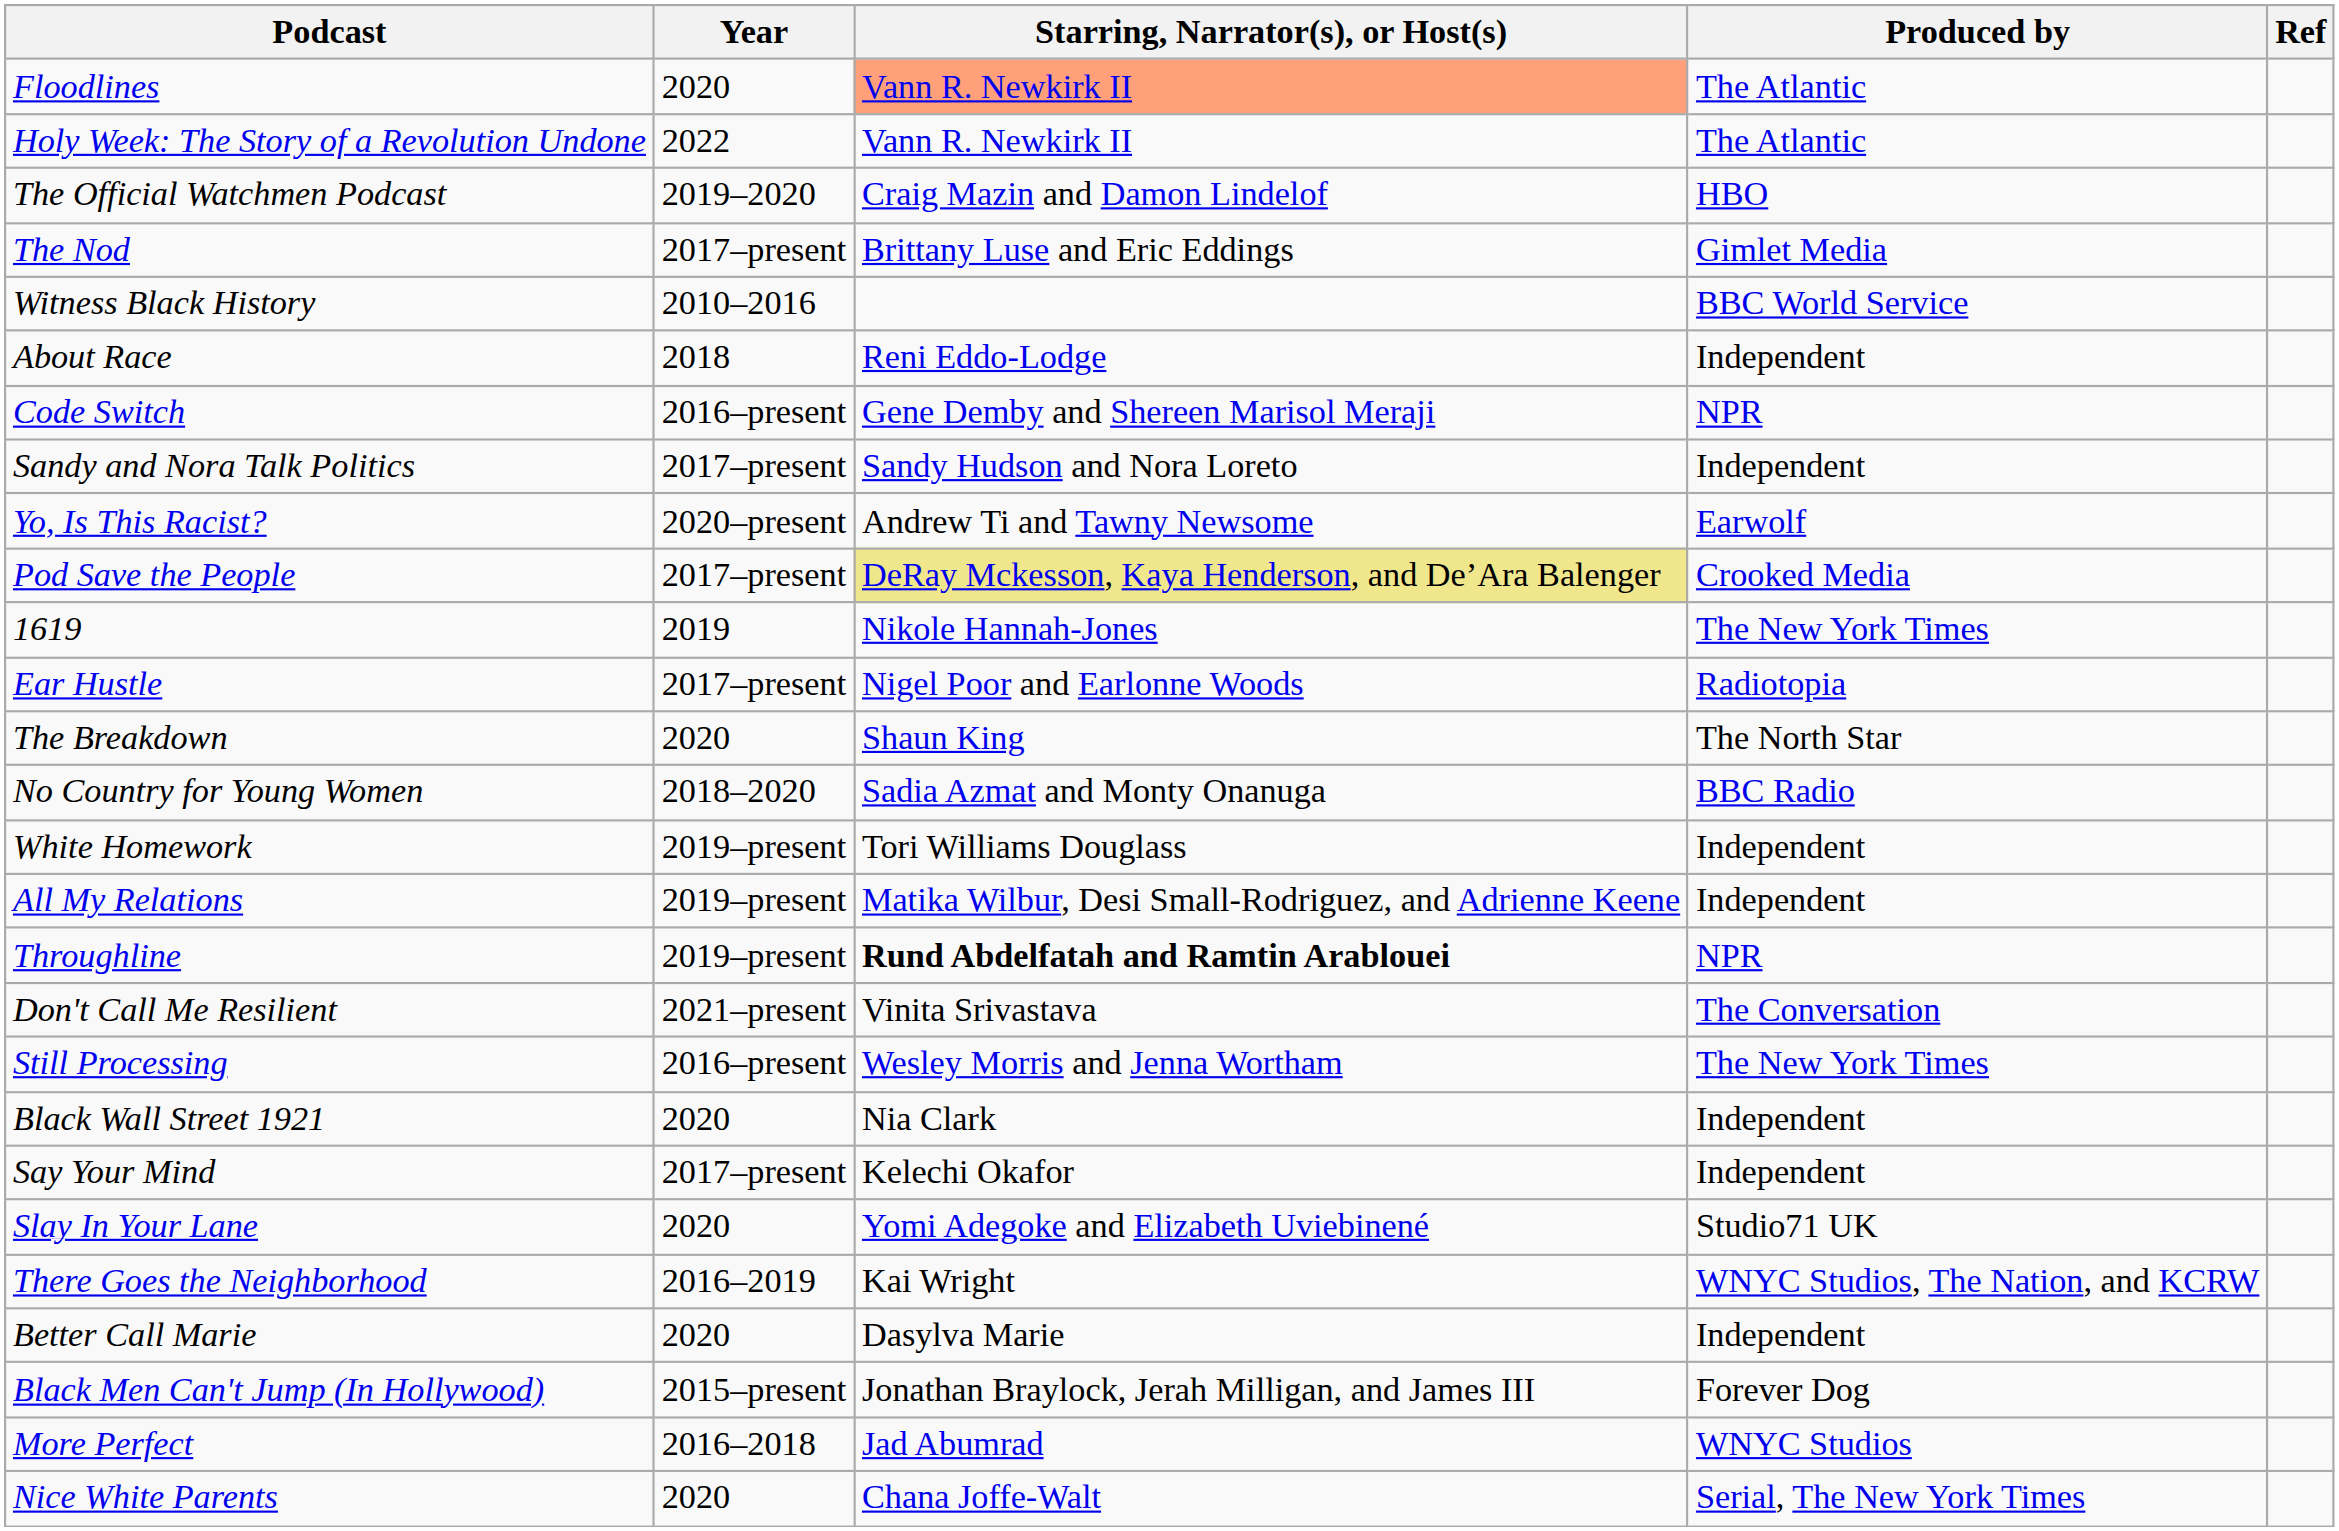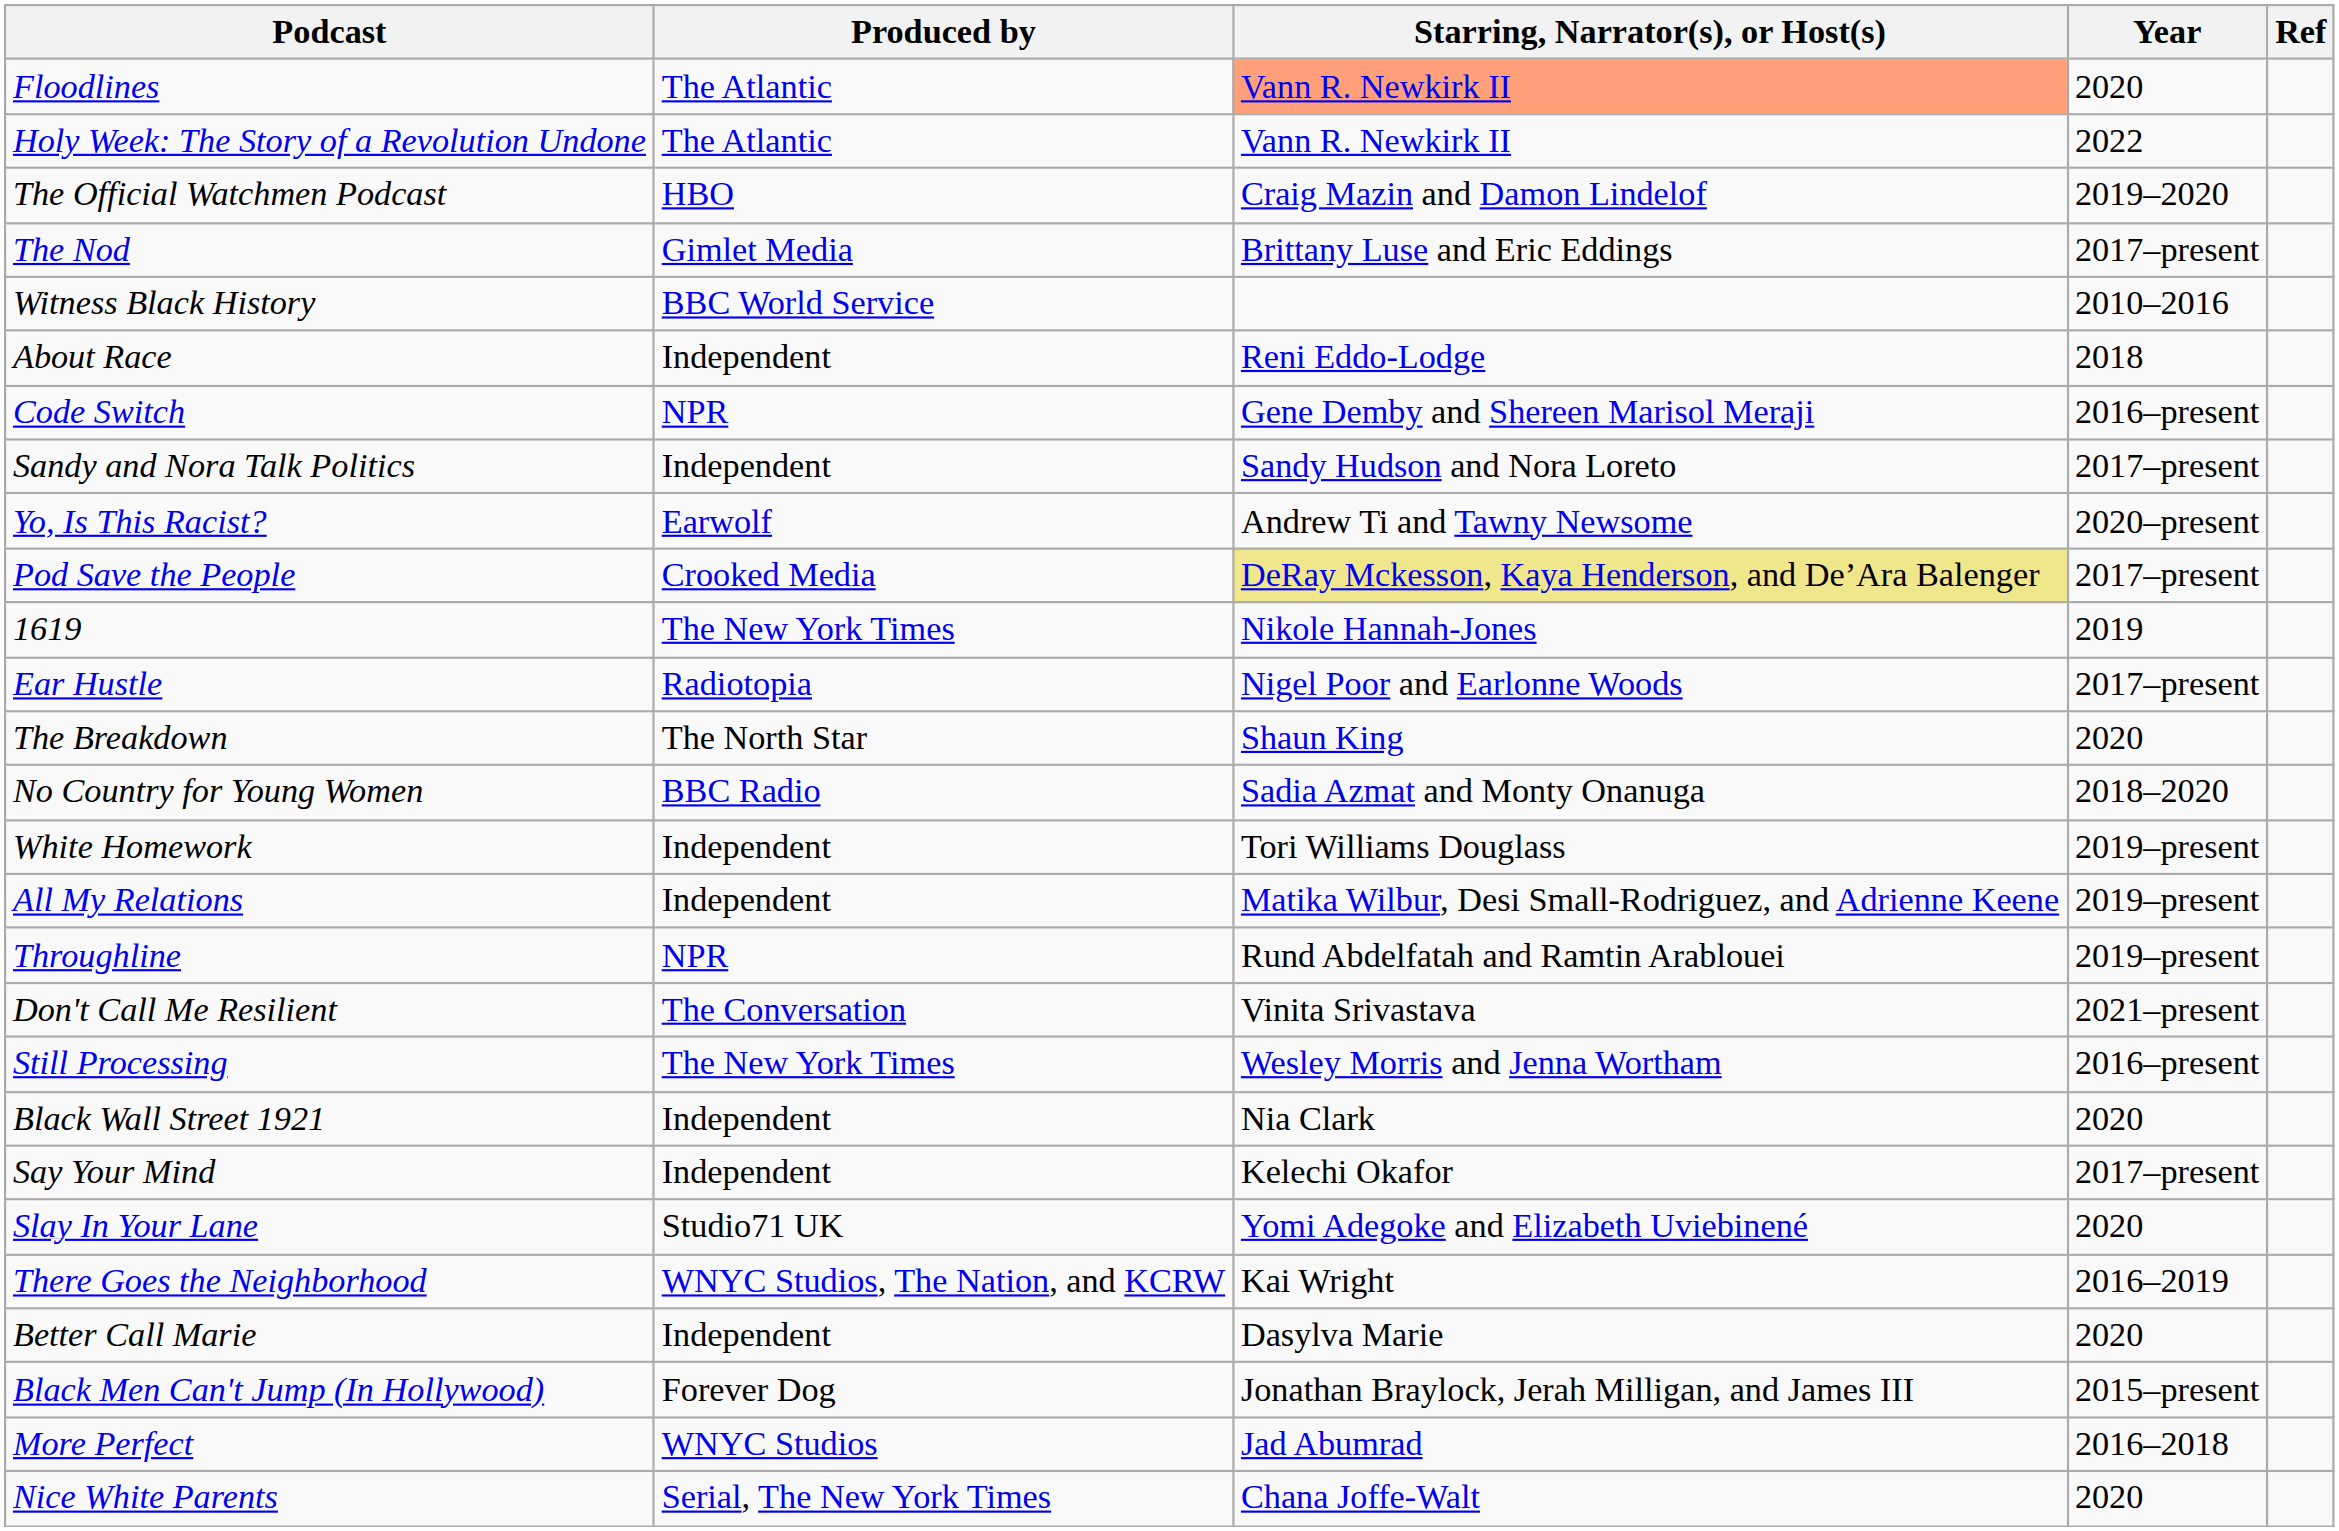columns swapped: (754, 31) <-> (1978, 31)
(1156, 954) bold -> (1513, 954) normal
